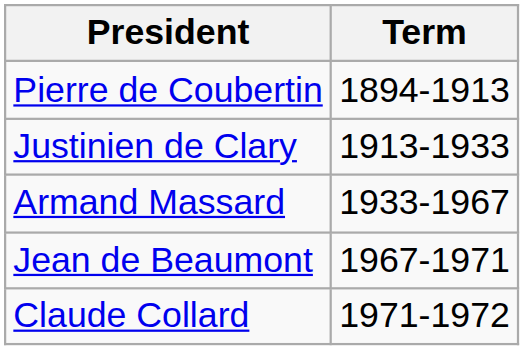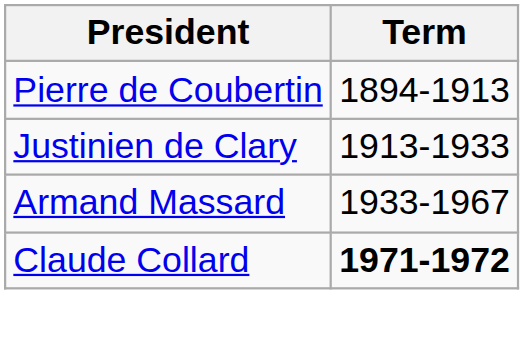- row: (163, 259)
(425, 315) normal -> (425, 259) bold
